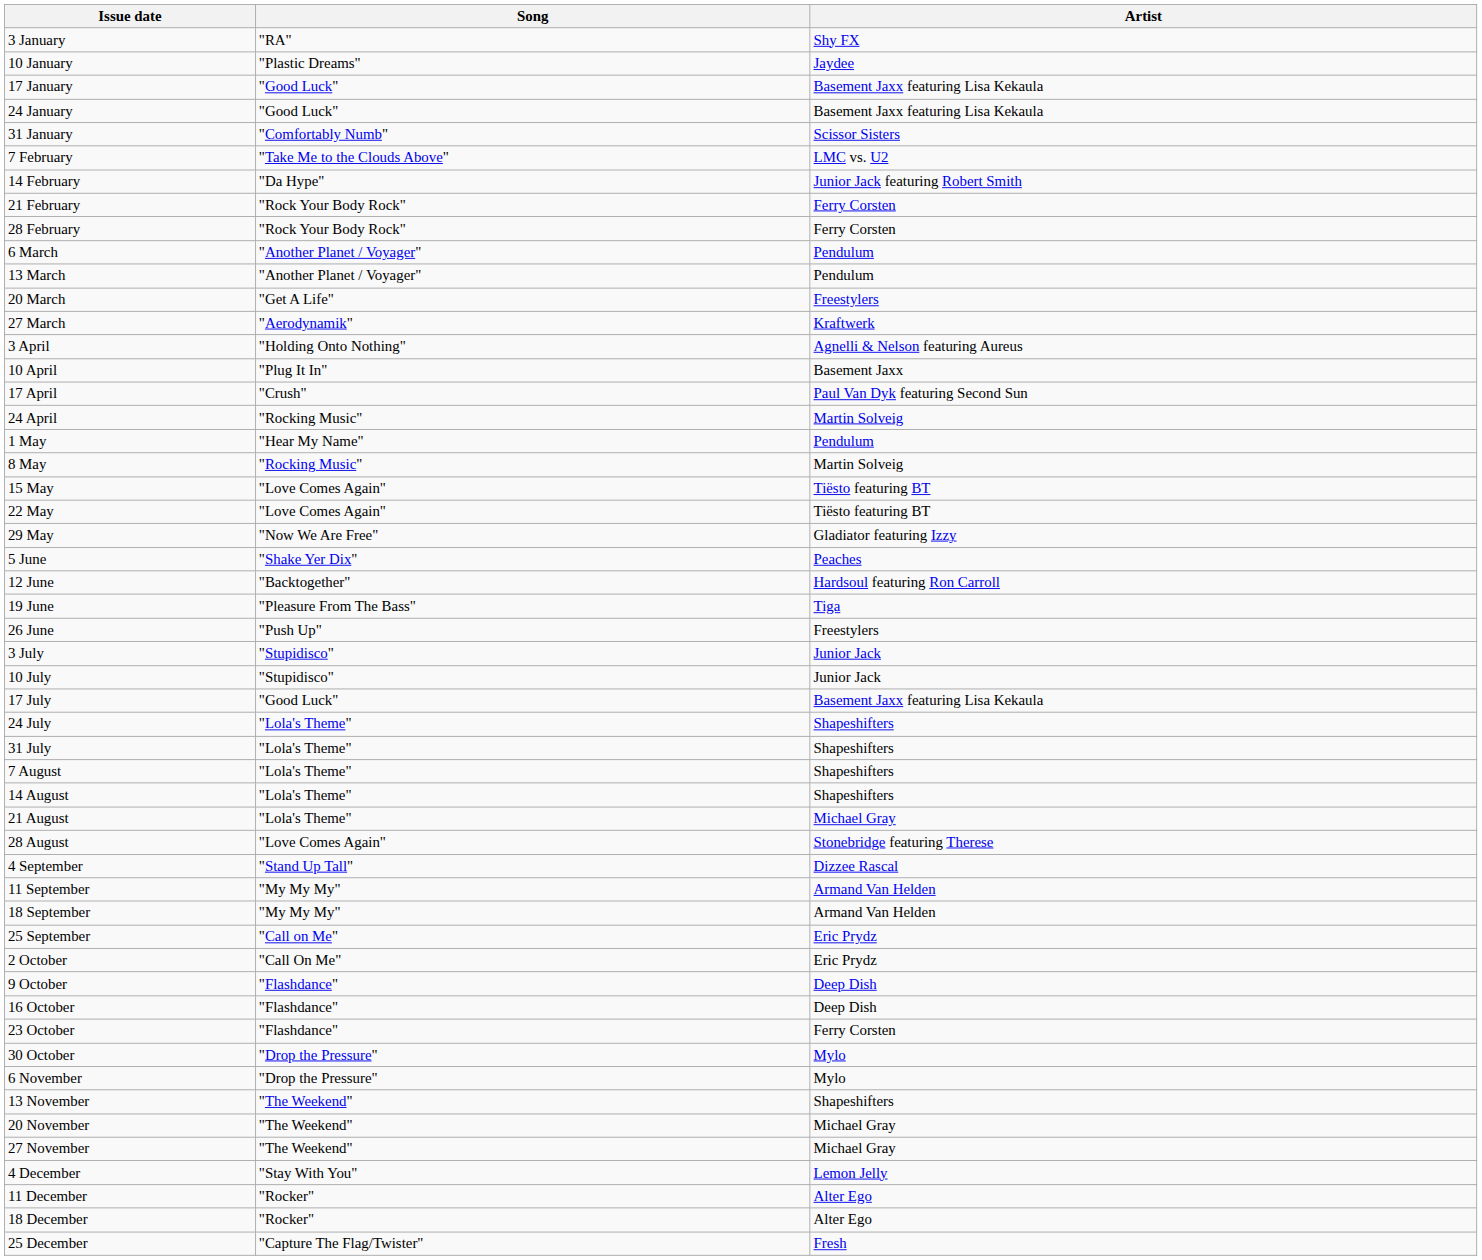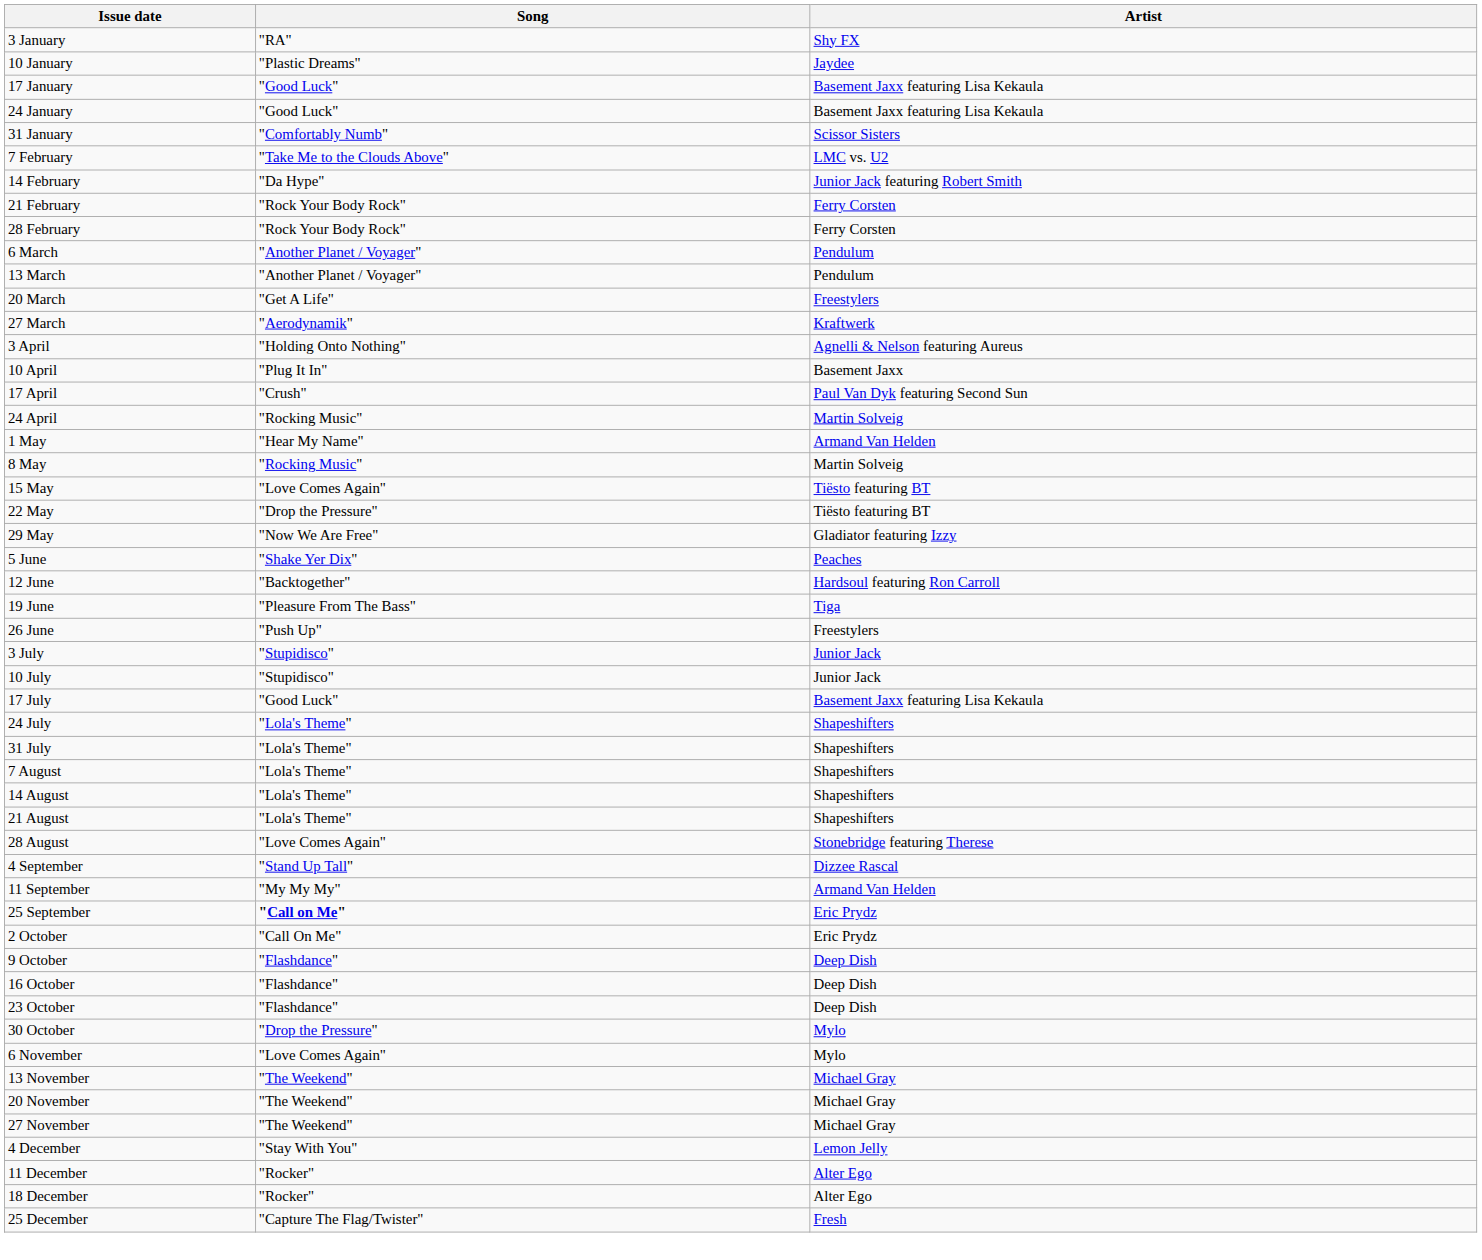(844, 441) Pendulum -> (875, 441) Armand Van Helden
(322, 511) "Love Comes Again" -> (318, 511) "Drop the Pressure"
(855, 818) Michael Gray -> (854, 818) Shapeshifters
- row: (49, 913)
(298, 936) normal -> (302, 913) bold
(855, 1031) Ferry Corsten -> (845, 1007) Deep Dish
(318, 1078) "Drop the Pressure" -> (322, 1054) "Love Comes Again"
(854, 1101) Shapeshifters -> (855, 1078) Michael Gray
